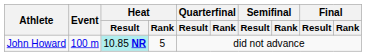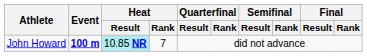(85, 44) normal -> (85, 44) bold
(162, 44) 5 -> (163, 44) 7
